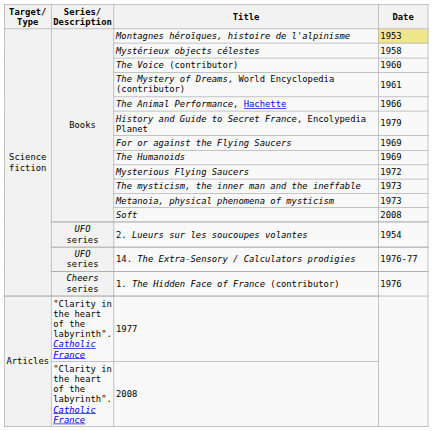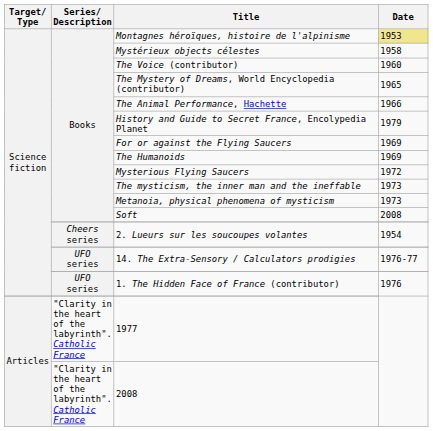(391, 84) 1961 -> (391, 84) 1965
(83, 235) UFO series -> (83, 235) Cheers series
(83, 284) Cheers series -> (83, 284) UFO series
